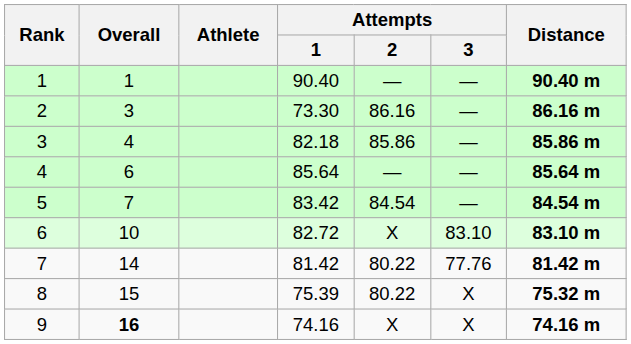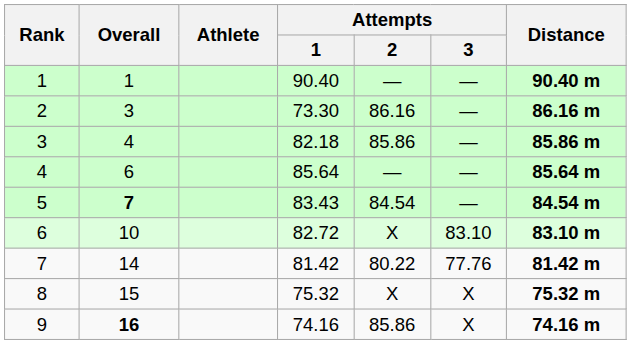(129, 202) normal -> (129, 202) bold
(316, 202) 83.42 -> (316, 202) 83.43
(316, 293) 75.39 -> (316, 293) 75.32
(392, 293) 80.22 -> (392, 293) X
(392, 324) X -> (392, 324) 85.86
